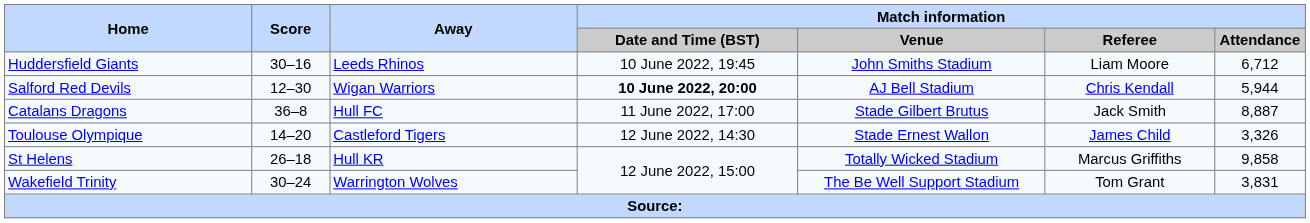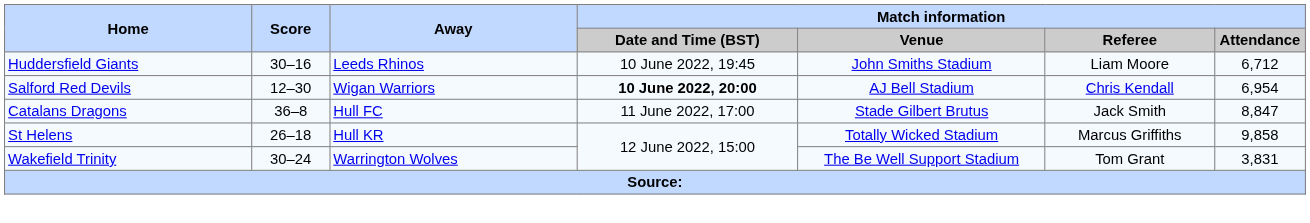(1260, 87) 5,944 -> (1260, 87) 6,954
(1260, 111) 8,887 -> (1260, 111) 8,847
- row: (75, 135)
